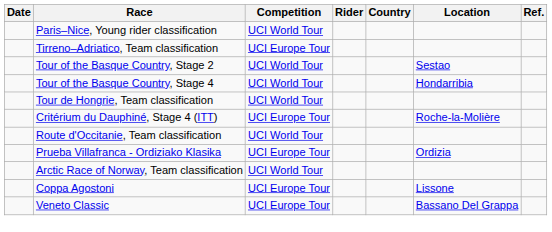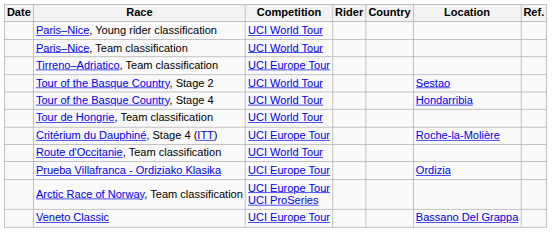+ row: (112, 48)
(285, 170) UCI World Tour -> (289, 194) UCI Europe Tour UCI ProSeries
- row: (75, 188)
